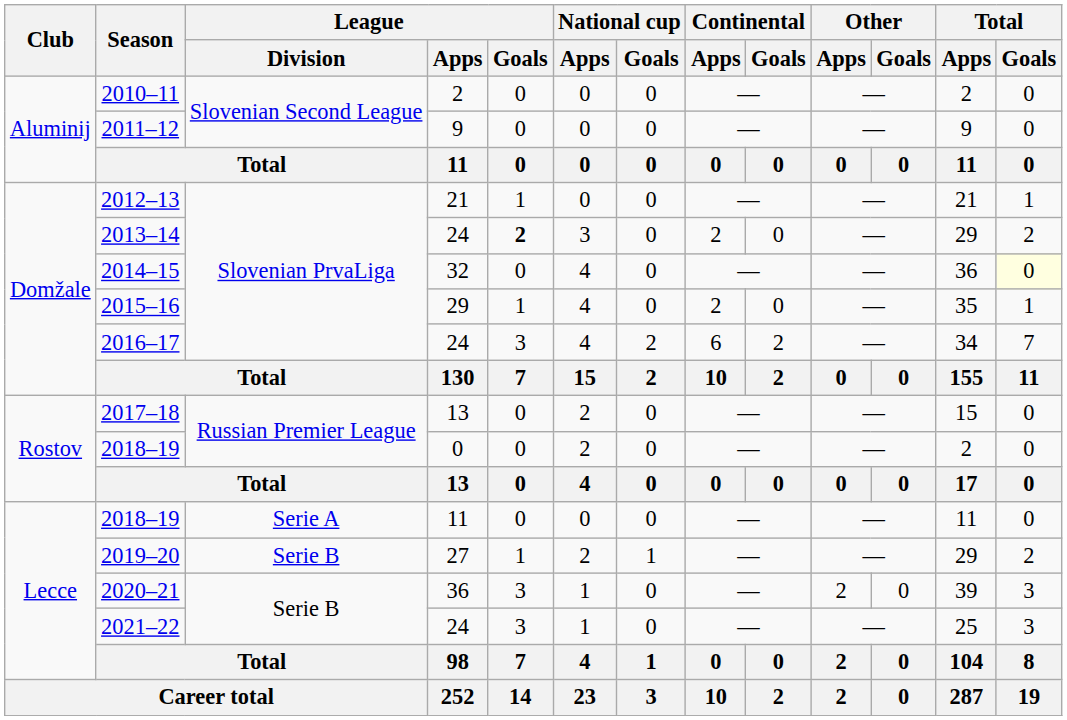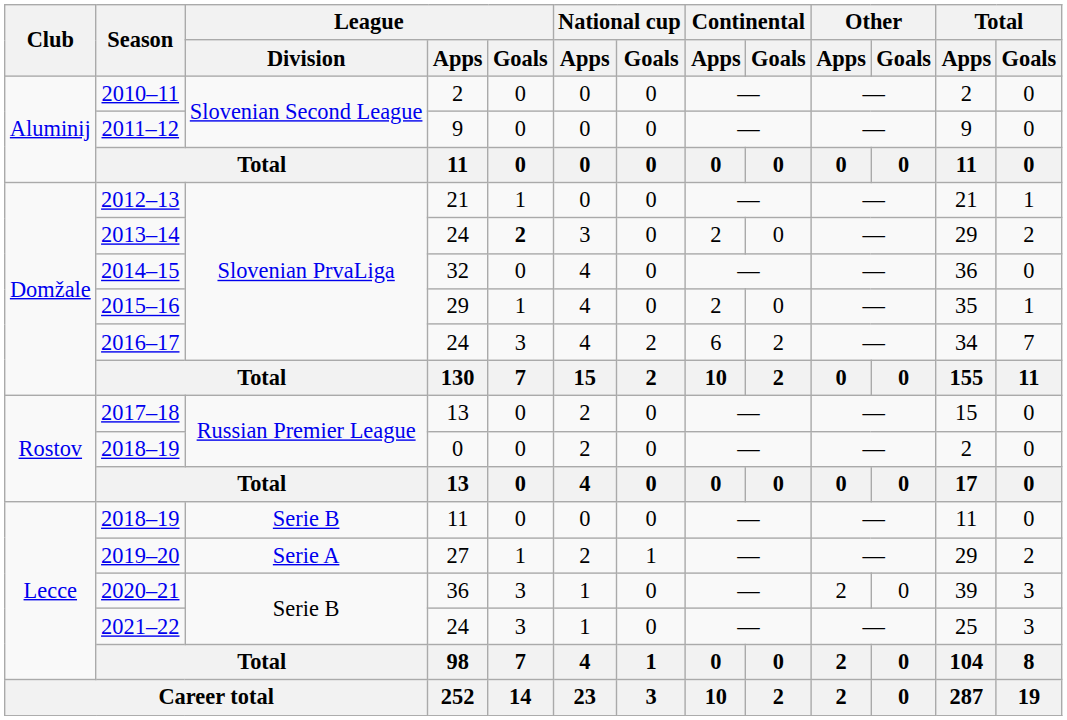(1029, 270) lightyellow background -> (1029, 270) no background
(306, 519) Serie A -> (306, 519) Serie B
(306, 555) Serie B -> (306, 555) Serie A
